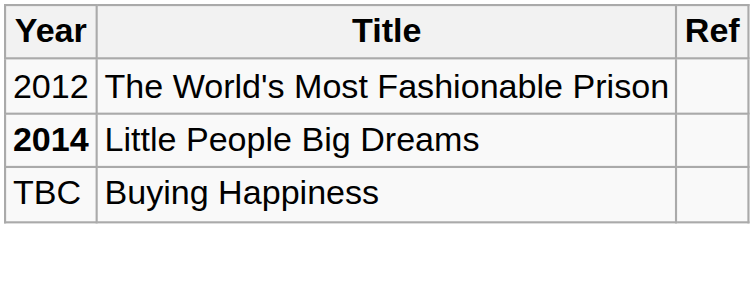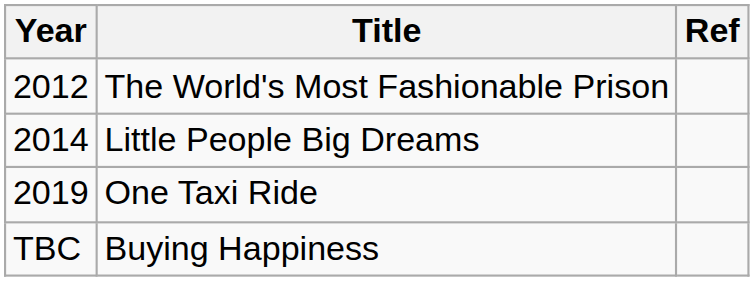(51, 139) bold -> (51, 139) normal
+ row: (211, 193)
